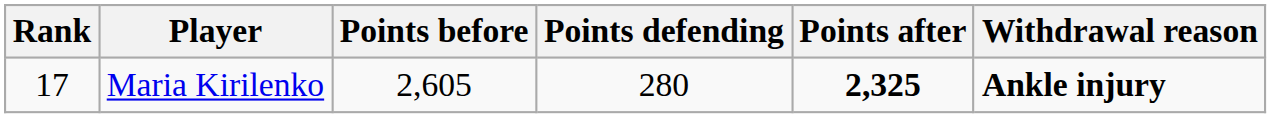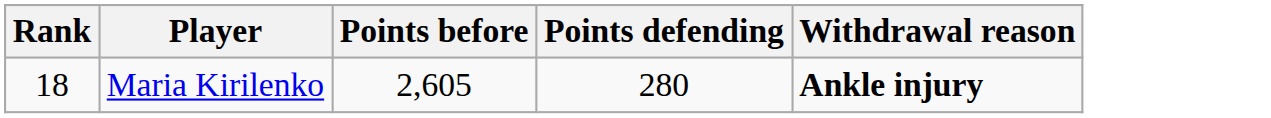- column: (883, 31)
(52, 84) 17 -> (52, 84) 18
